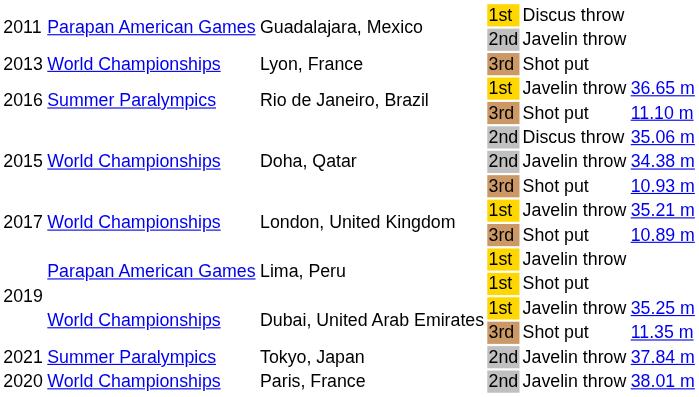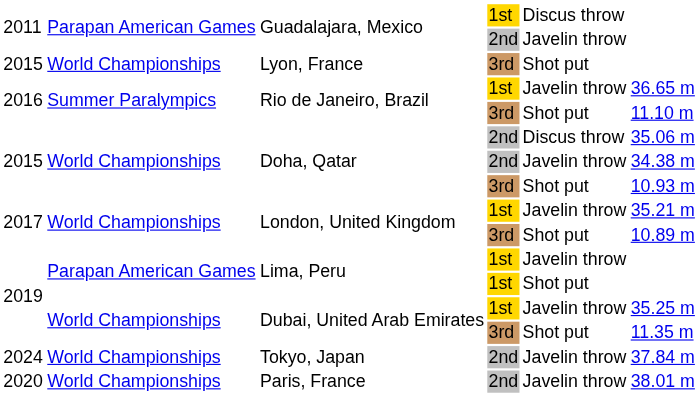(23, 64) 2013 -> (23, 64) 2015
(23, 357) 2021 -> (23, 357) 2024
(132, 357) Summer Paralympics -> (134, 357) World Championships
